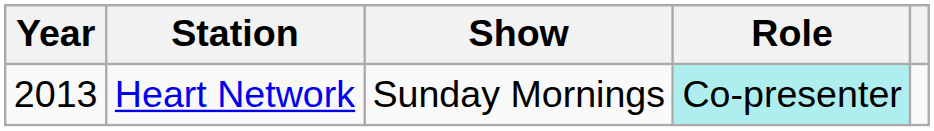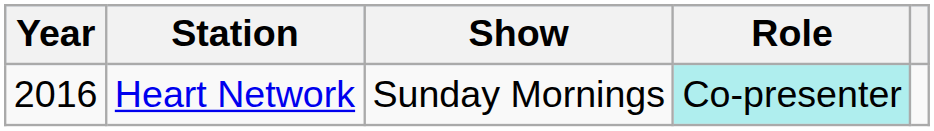(56, 93) 2013 -> (56, 93) 2016
